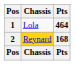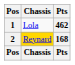(62, 24) 464 -> (62, 24) 462
